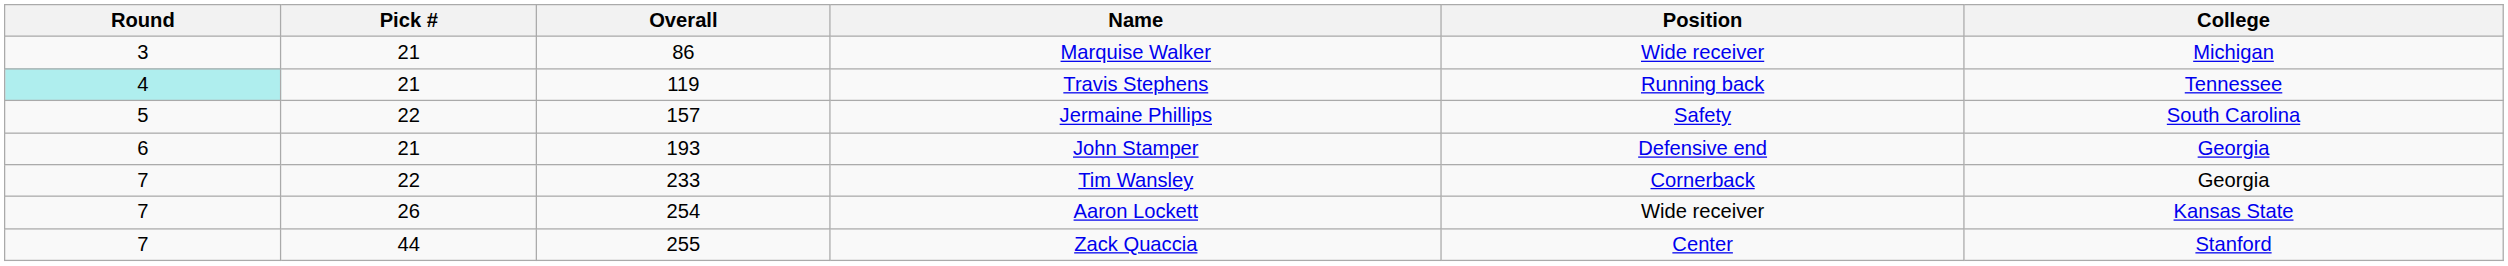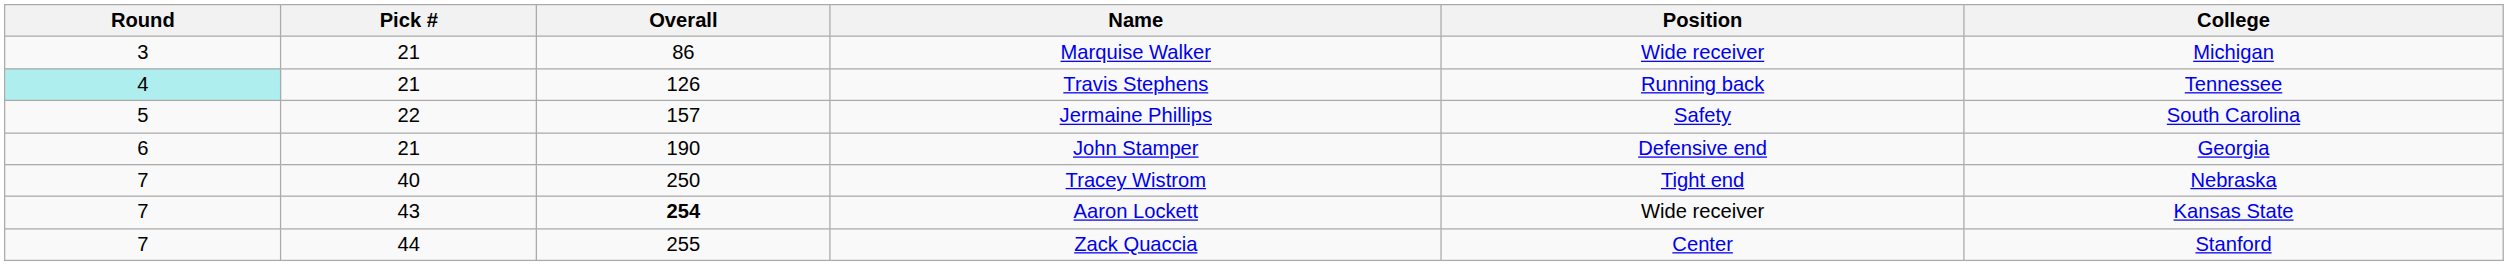(683, 84) 119 -> (683, 84) 126
(683, 148) 193 -> (683, 148) 190
- row: (1136, 180)
+ row: (1136, 180)
(409, 212) 26 -> (409, 212) 43
(683, 212) normal -> (683, 212) bold
